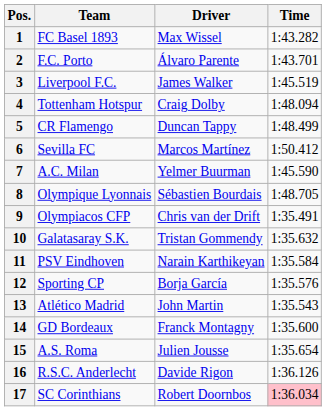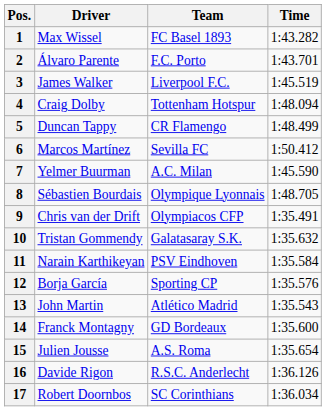columns swapped: (94, 15) <-> (211, 15)
(295, 395) pink background -> (295, 395) no background
